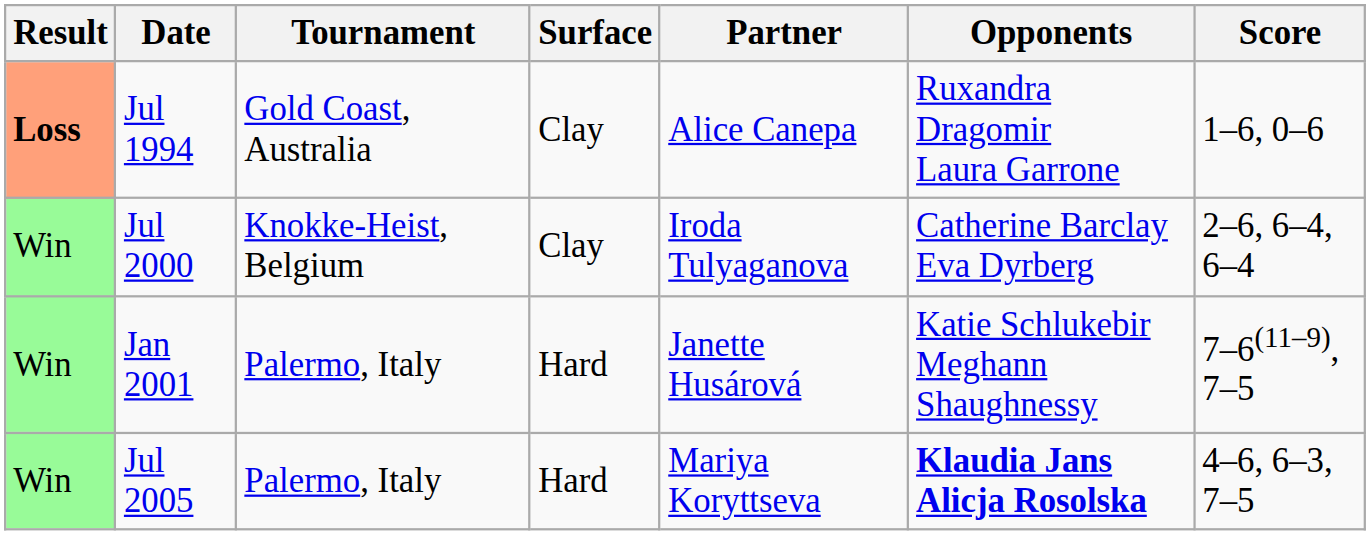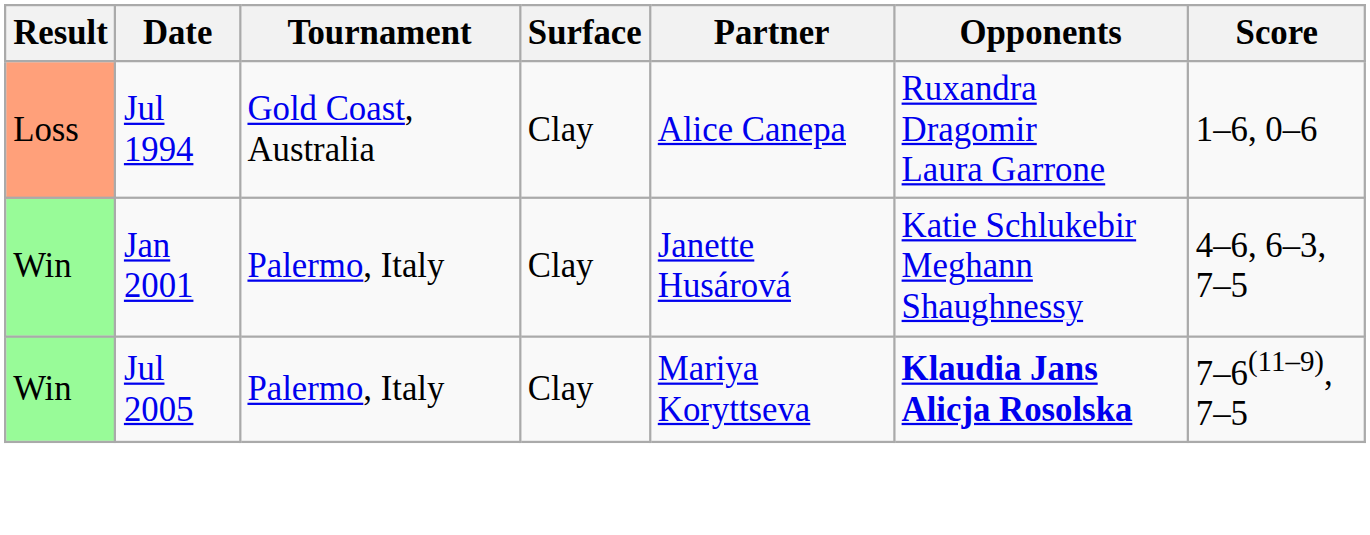(47, 128) bold -> (46, 128) normal
- row: (159, 245)
(573, 362) Hard -> (561, 266) Clay
(1271, 362) 7–6(11–9), 7–5 -> (1261, 266) 4–6, 6–3, 7–5
(573, 479) Hard -> (561, 387) Clay
(1267, 479) 4–6, 6–3, 7–5 -> (1264, 387) 7–6(11–9), 7–5
